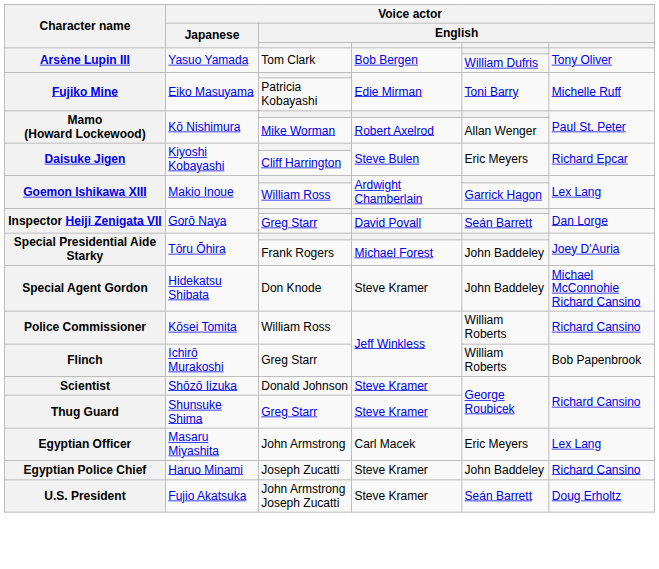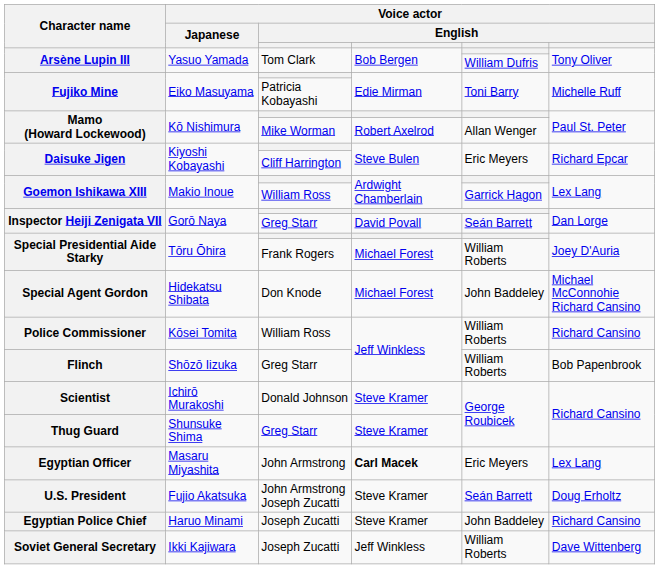(504, 252) John Baddeley -> (486, 254) William Roberts
(391, 288) Steve Kramer -> (394, 293) Michael Forest
(196, 360) Ichirō Murakoshi -> (203, 365) Shōzō Iizuka
(203, 386) Shōzō Iizuka -> (196, 398) Ichirō Murakoshi
(385, 444) normal -> (386, 463) bold
rows swapped: (85, 470) <-> (85, 495)
+ row: (85, 547)
